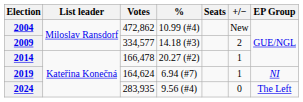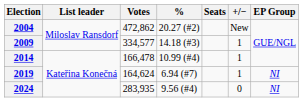(179, 27) 10.99 (#4) -> (179, 27) 20.27 (#2)
(239, 43) 2 -> (239, 43) 1
(179, 58) 20.27 (#2) -> (179, 58) 10.99 (#4)
(275, 89) The Left -> (275, 89) NI
